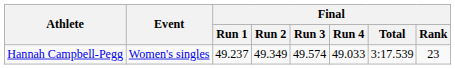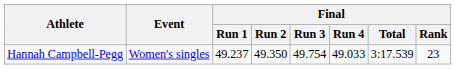(271, 54) 49.349 -> (271, 54) 49.350
(310, 54) 49.574 -> (310, 54) 49.754
